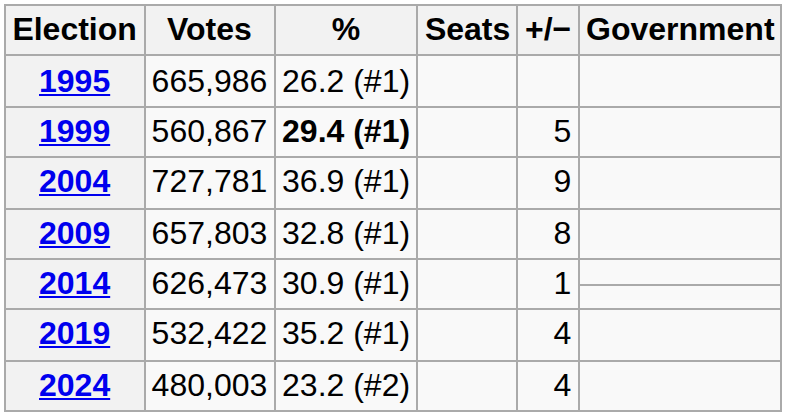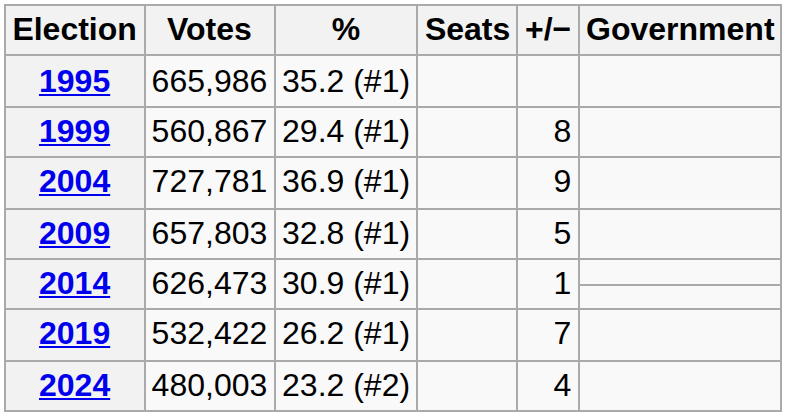(346, 80) 26.2 (#1) -> (346, 80) 35.2 (#1)
(346, 131) bold -> (346, 131) normal
(562, 131) 5 -> (562, 131) 8
(562, 232) 8 -> (562, 232) 5
(346, 334) 35.2 (#1) -> (346, 334) 26.2 (#1)
(562, 334) 4 -> (562, 334) 7
